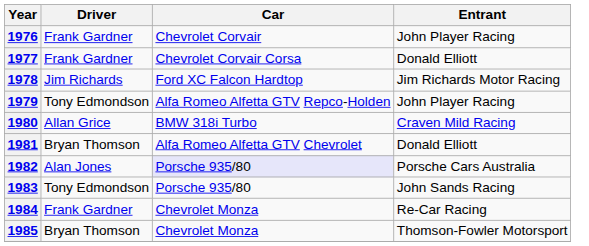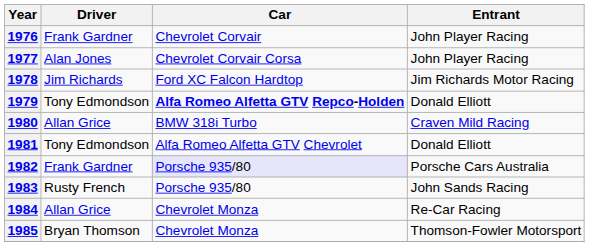(88, 58) Frank Gardner -> (78, 58) Alan Jones
(437, 58) Donald Elliott -> (470, 58) John Player Racing
(273, 101) normal -> (280, 101) bold
(456, 101) John Player Racing -> (451, 101) Donald Elliott
(92, 144) Bryan Thomson -> (97, 144) Tony Edmondson
(78, 166) Alan Jones -> (88, 166) Frank Gardner
(97, 187) Tony Edmondson -> (85, 187) Rusty French
(88, 209) Frank Gardner -> (77, 209) Allan Grice
